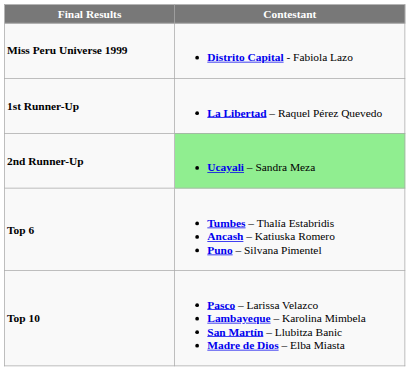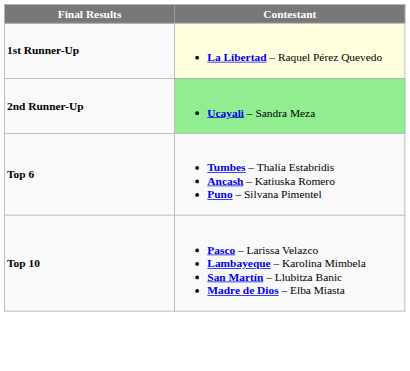- row: (67, 51)
(290, 113) no background -> (290, 58) lightyellow background
